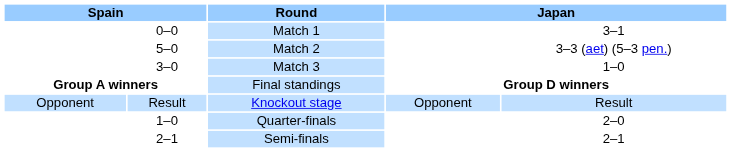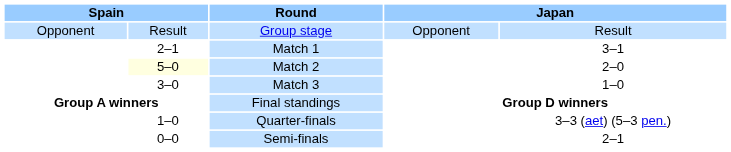+ row: (296, 30)
(167, 30) 0–0 -> (168, 49) 2–1
(167, 49) no background -> (168, 67) lightyellow background
(614, 49) 3–3 (aet) (5–3 pen.) -> (613, 67) 2–0
- row: (296, 103)
(614, 121) 2–0 -> (613, 121) 3–3 (aet) (5–3 pen.)
(167, 139) 2–1 -> (168, 139) 0–0
